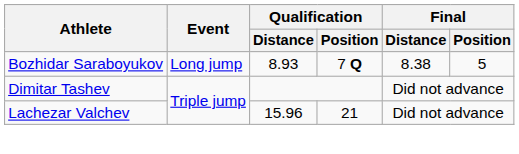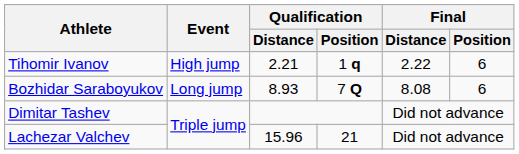+ row: (58, 64)
(416, 64) 8.38 -> (416, 89) 8.08
(482, 64) 5 -> (482, 89) 6
